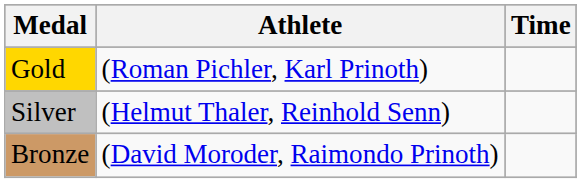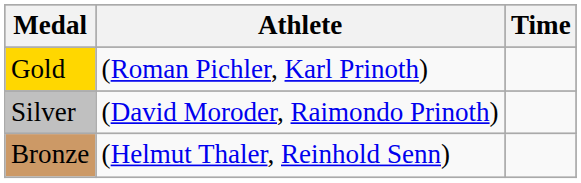(276, 111) (Helmut Thaler, Reinhold Senn) -> (300, 111) (David Moroder, Raimondo Prinoth)
(300, 154) (David Moroder, Raimondo Prinoth) -> (276, 154) (Helmut Thaler, Reinhold Senn)
